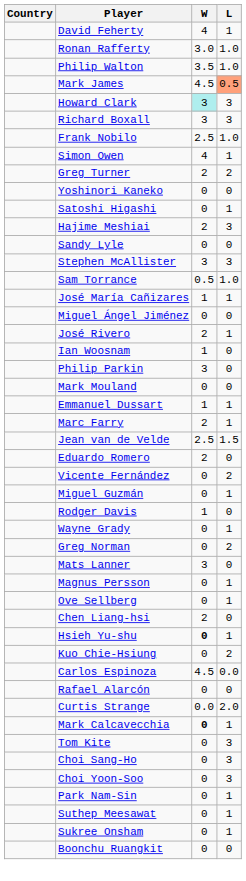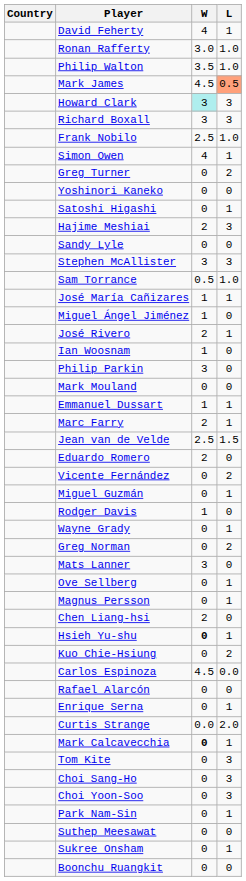(204, 173) 2 -> (204, 173) 0
(204, 316) 0 -> (204, 316) 1
rows swapped: (104, 583) <-> (97, 601)
+ row: (101, 707)
(229, 814) 1 -> (229, 832) 0
